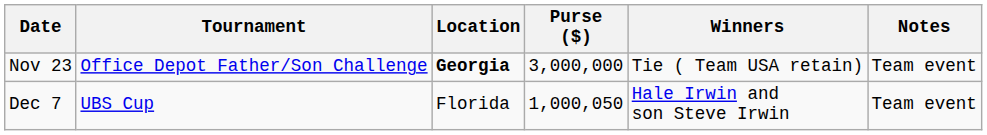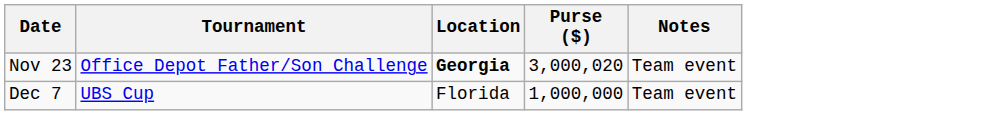- column: (747, 29)
(576, 67) 3,000,000 -> (576, 67) 3,000,020
(576, 106) 1,000,050 -> (576, 96) 1,000,000
